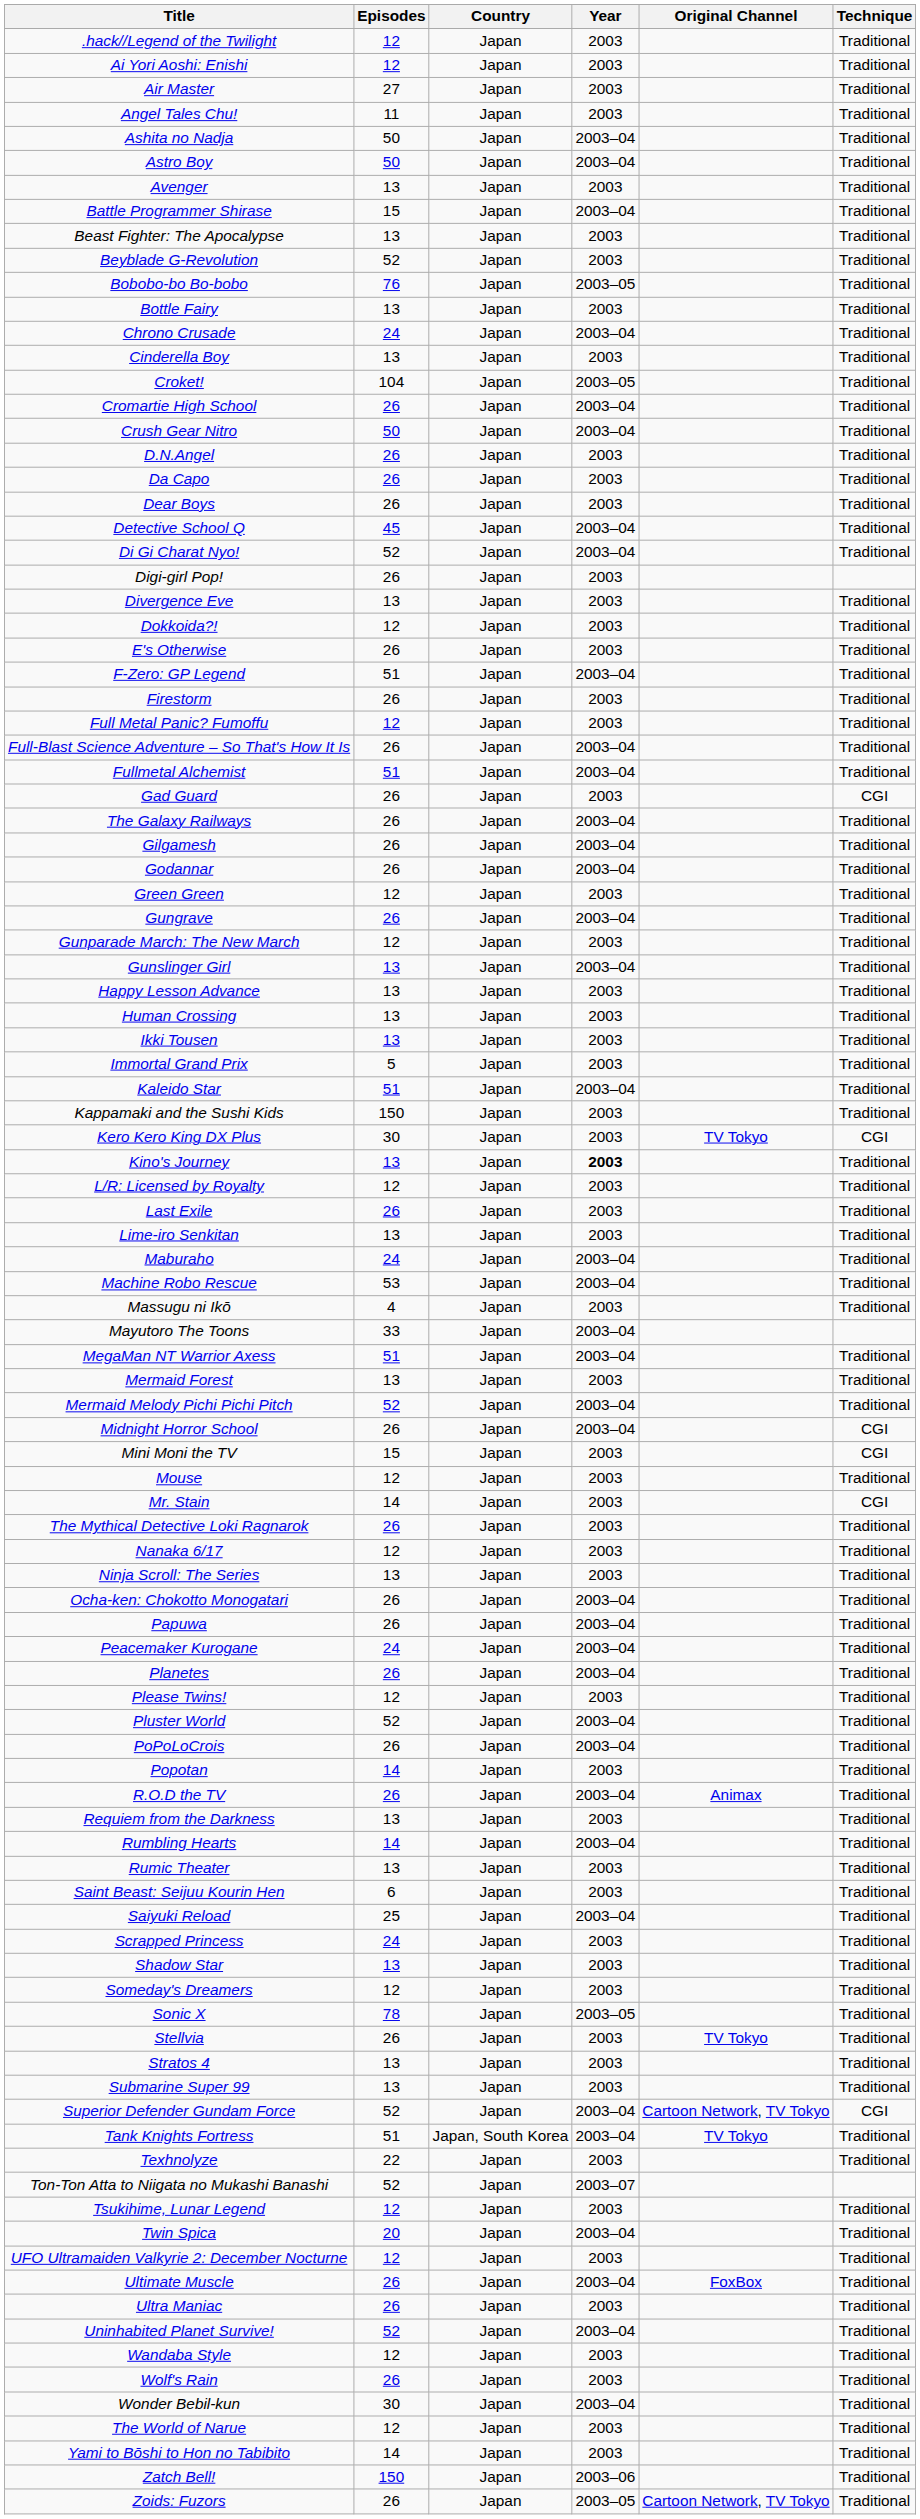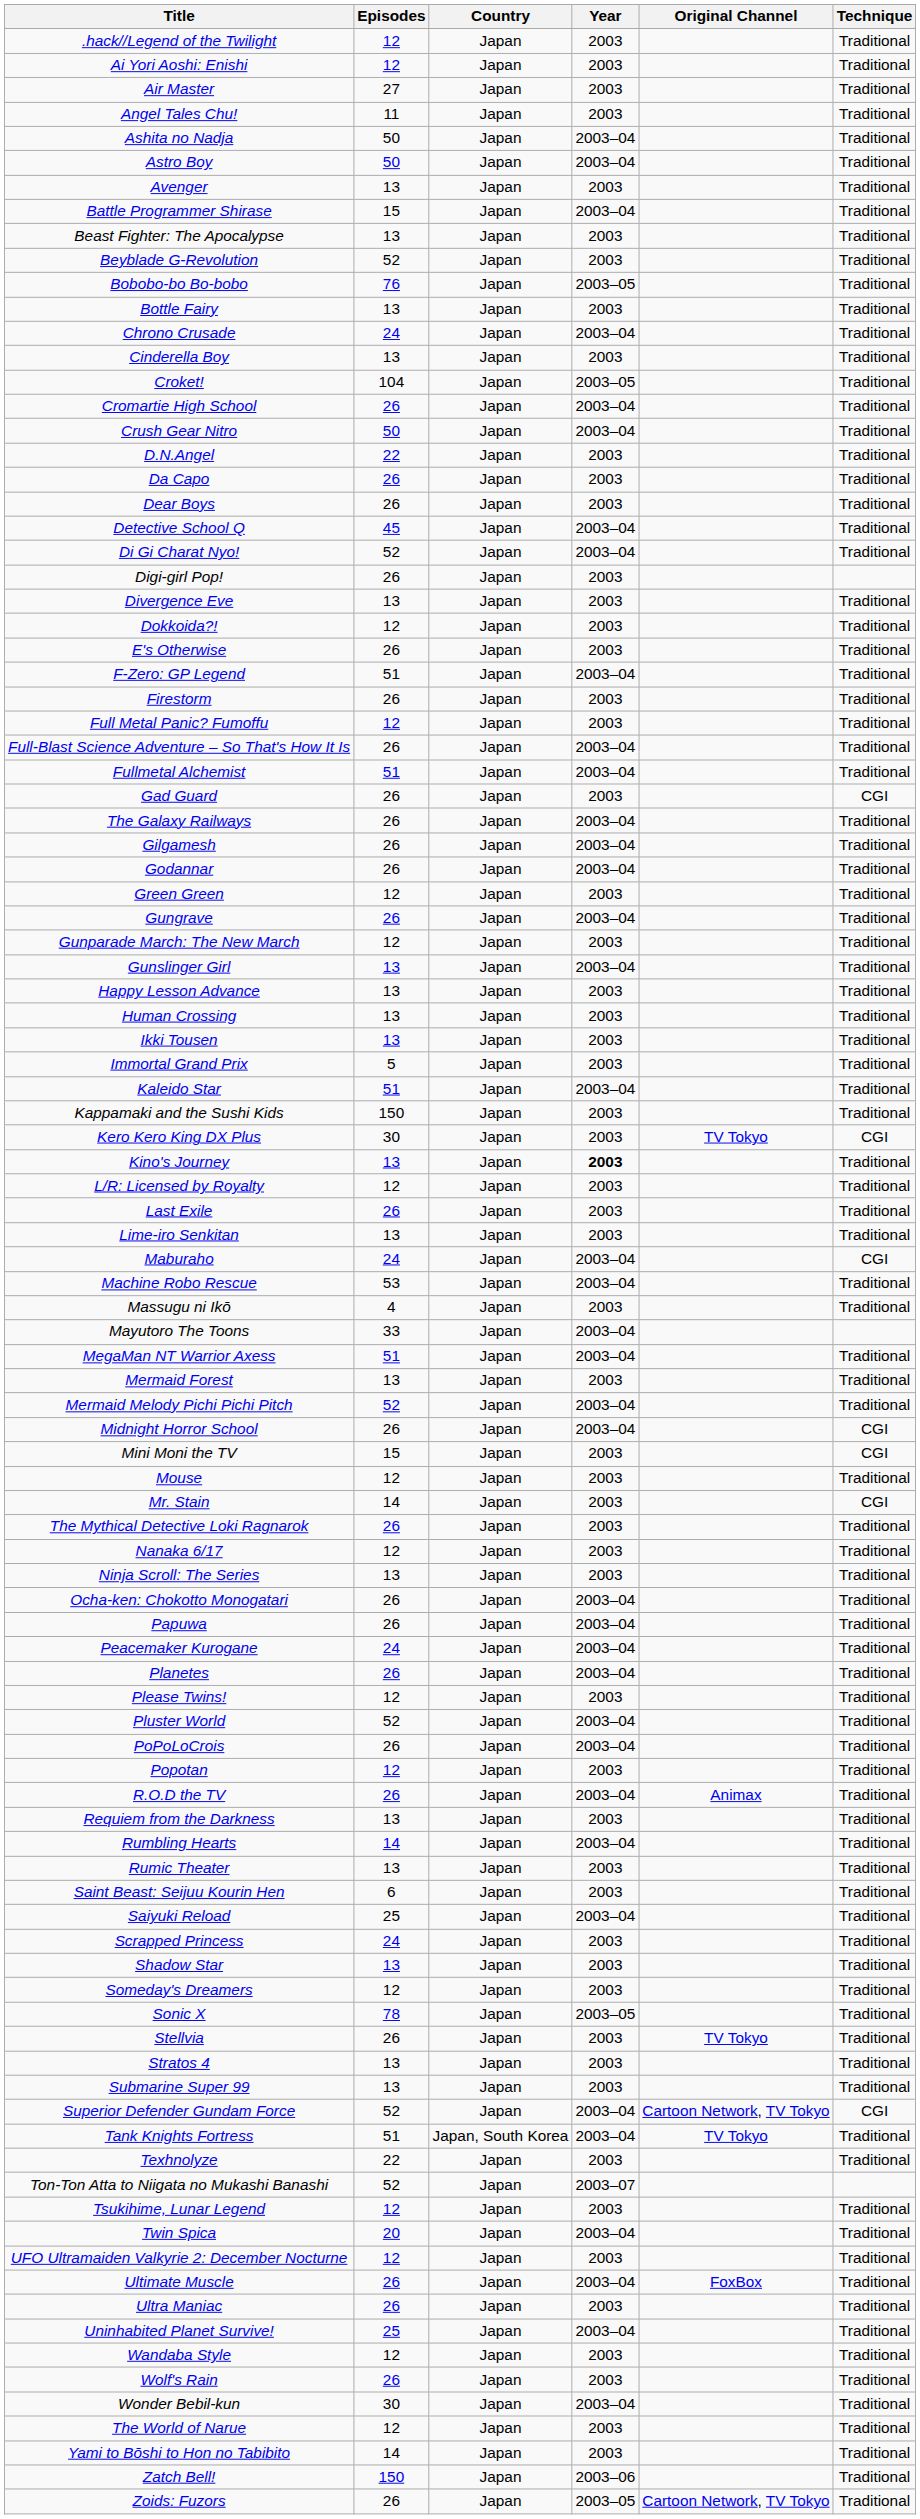(391, 455) 26 -> (391, 455) 22
(875, 1259) Traditional -> (875, 1259) CGI
(391, 1770) 14 -> (391, 1770) 12
(391, 2330) 52 -> (391, 2330) 25
